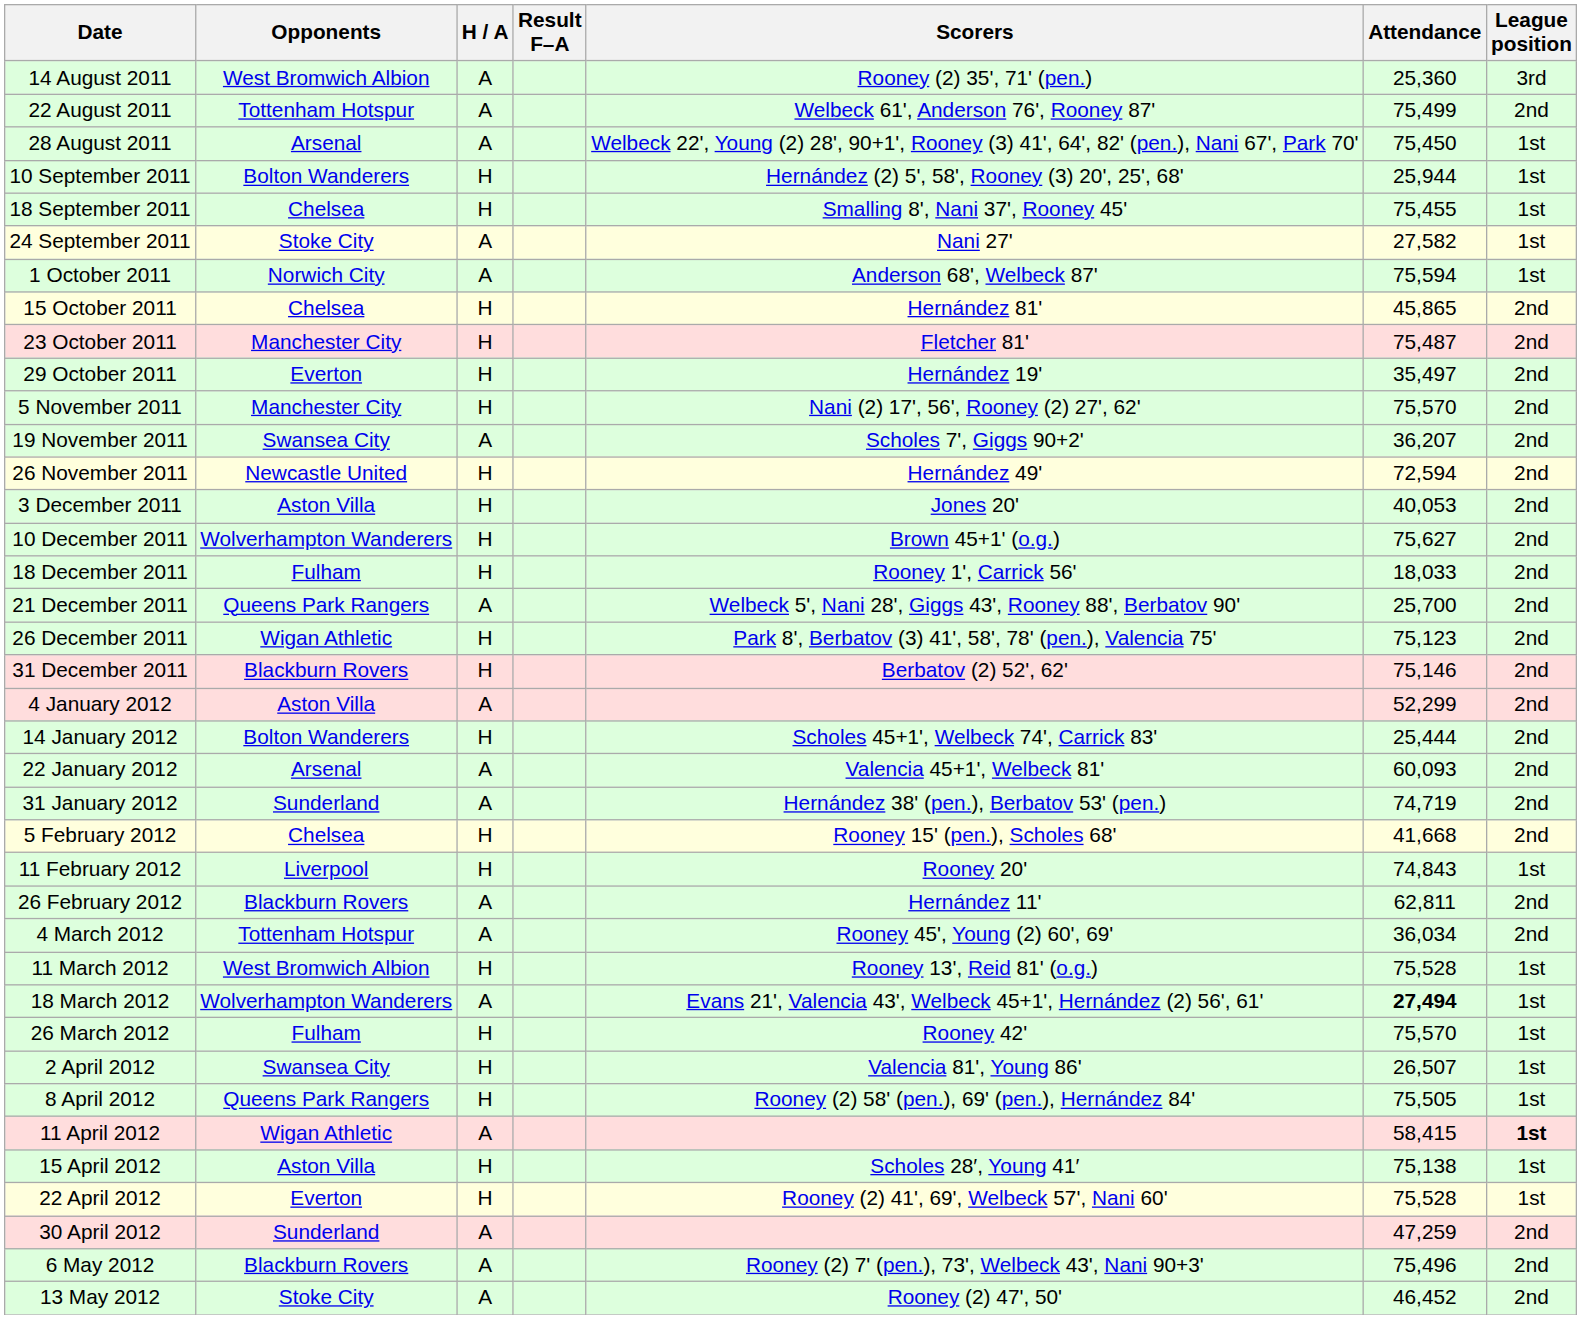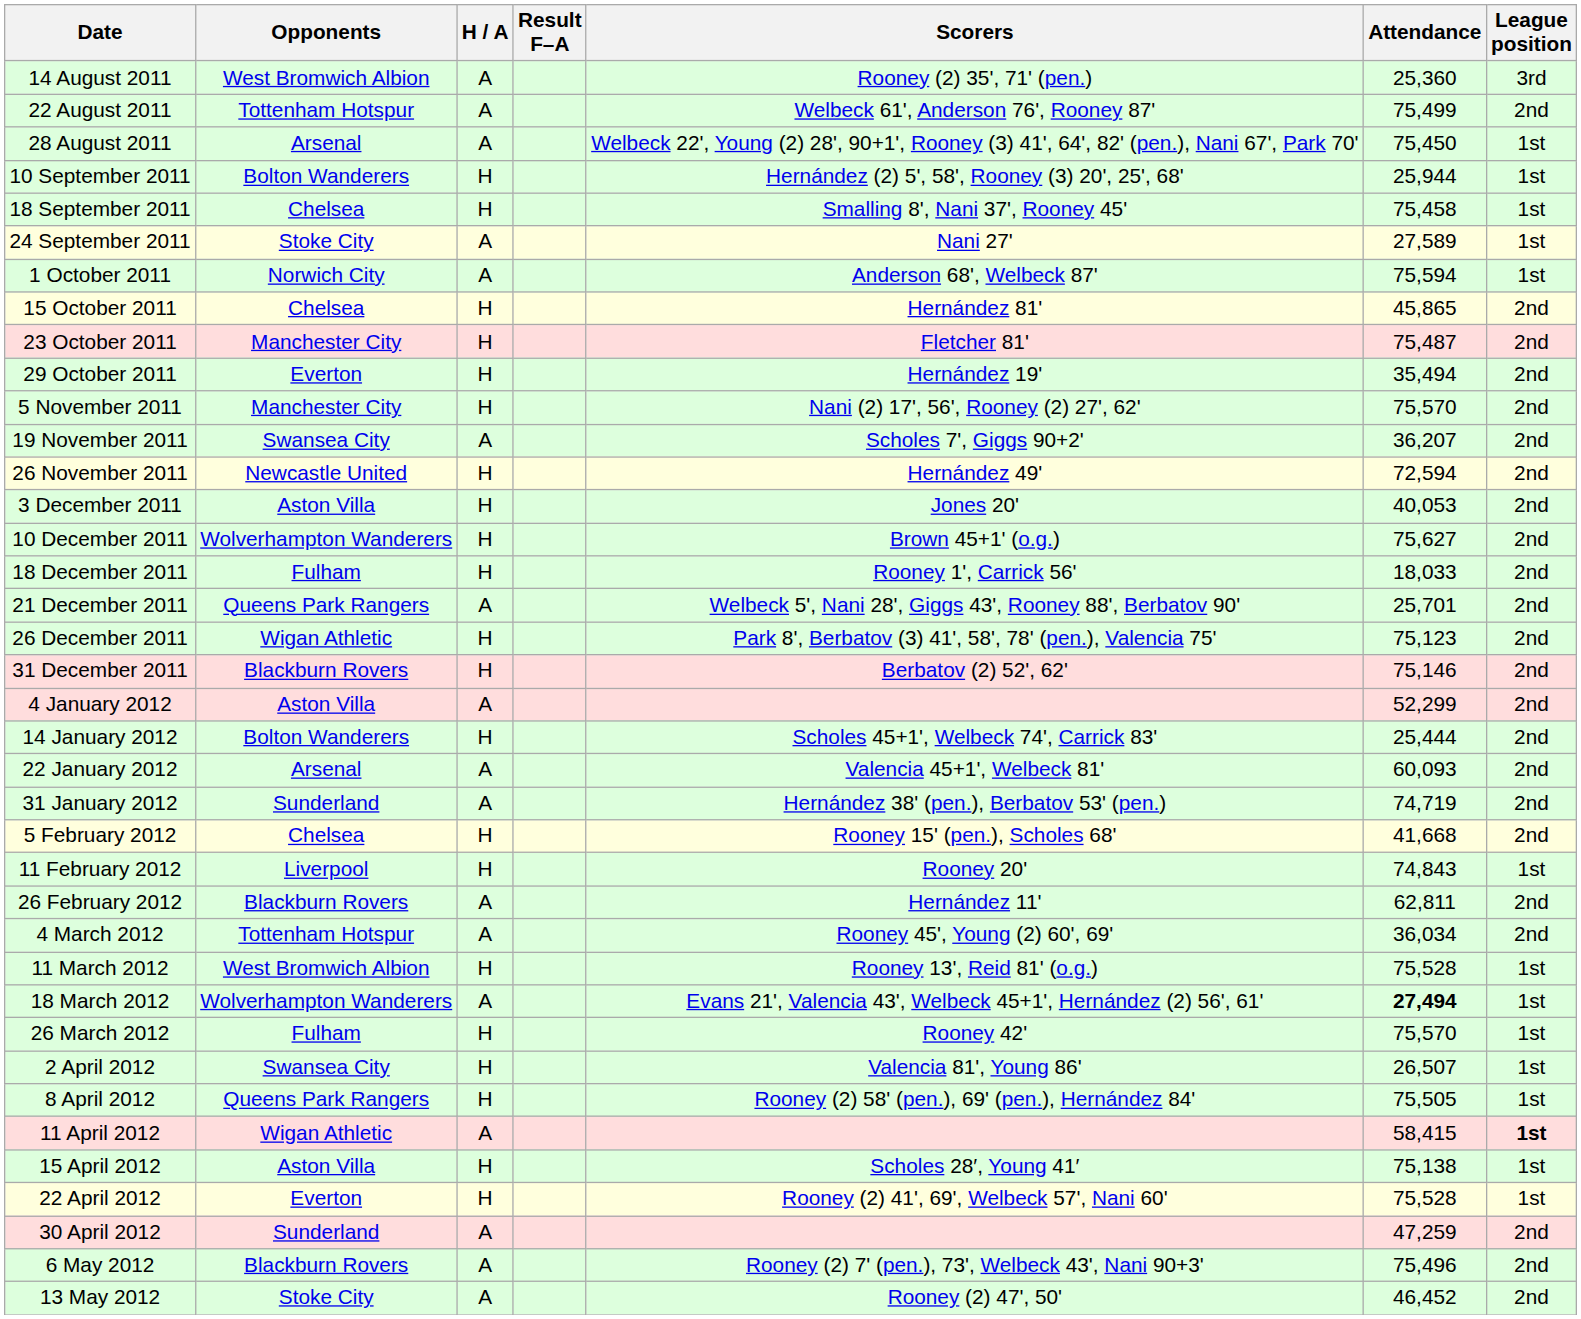(1425, 209) 75,455 -> (1425, 209) 75,458
(1425, 242) 27,582 -> (1425, 242) 27,589
(1425, 374) 35,497 -> (1425, 374) 35,494
(1425, 605) 25,700 -> (1425, 605) 25,701
